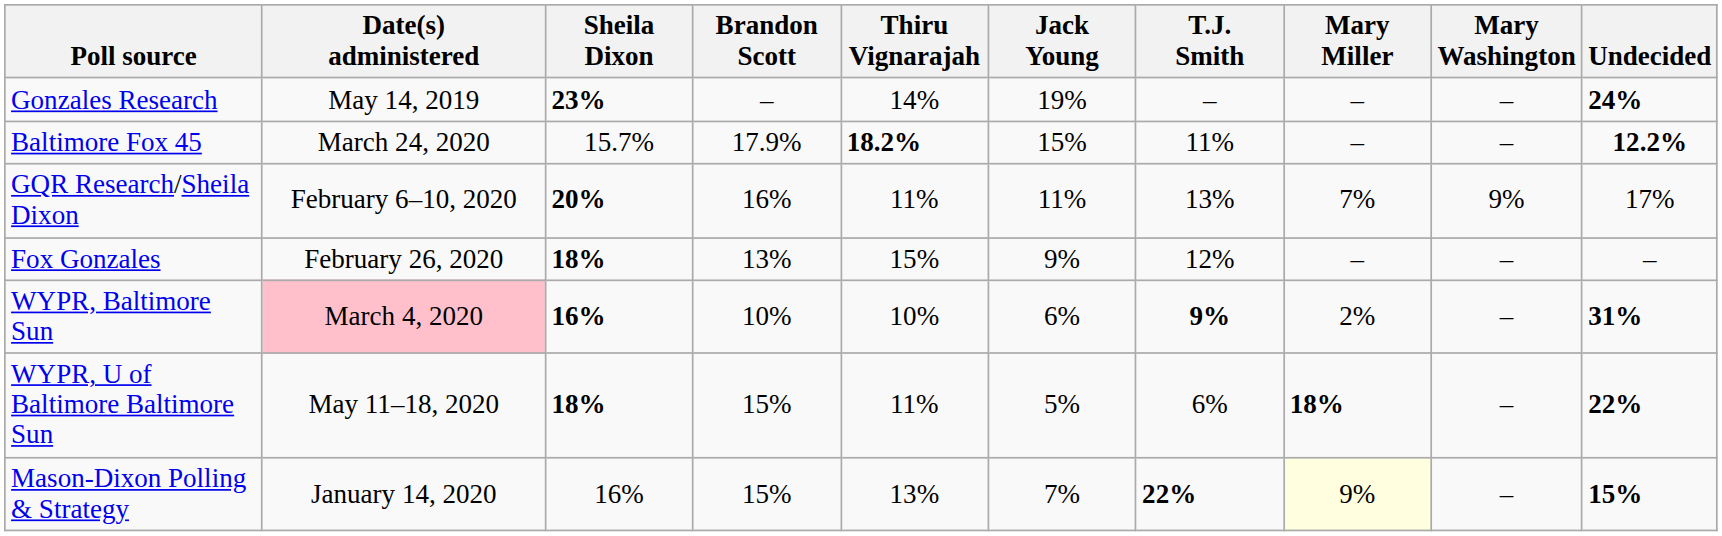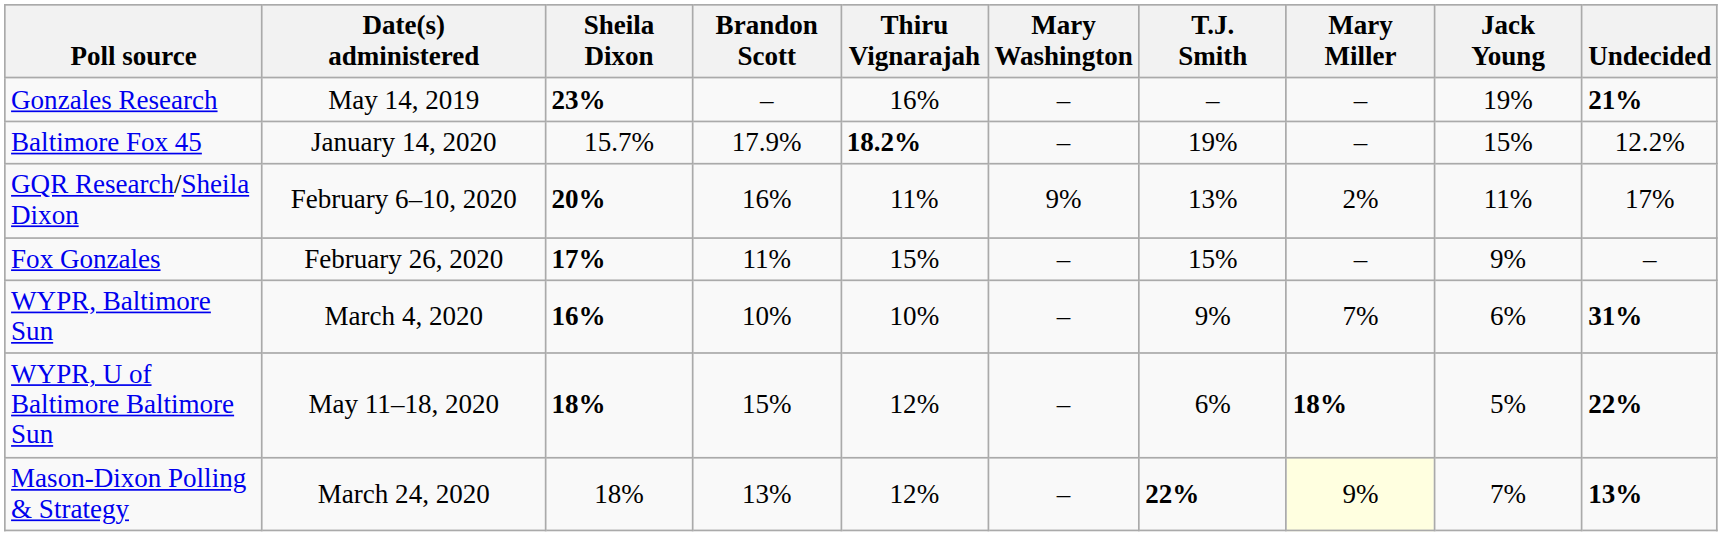columns swapped: (1062, 41) <-> (1507, 41)
(914, 99) 14% -> (914, 99) 16%
(1615, 99) 24% -> (1615, 99) 21%
(404, 142) March 24, 2020 -> (404, 142) January 14, 2020
(1210, 142) 11% -> (1213, 142) 19%
(1650, 142) bold -> (1650, 142) normal
(1357, 200) 7% -> (1360, 200) 2%
(578, 258) 18% -> (578, 258) 17%
(767, 258) 13% -> (767, 258) 11%
(1210, 258) 12% -> (1213, 258) 15%
(404, 316) pink background -> (404, 316) no background
(1210, 316) bold -> (1213, 316) normal
(1357, 316) 2% -> (1360, 316) 7%
(914, 404) 11% -> (914, 404) 12%
(404, 493) January 14, 2020 -> (404, 493) March 24, 2020
(619, 493) 16% -> (619, 493) 18%
(767, 493) 15% -> (767, 493) 13%
(914, 493) 13% -> (914, 493) 12%
(1615, 493) 15% -> (1615, 493) 13%
